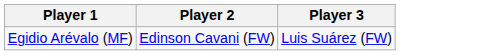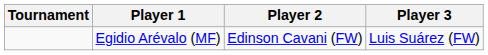+ column: (48, 15)
